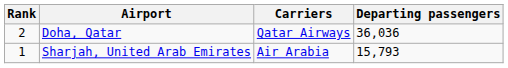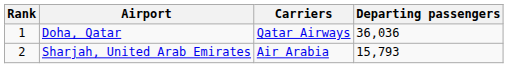(22, 34) 2 -> (22, 34) 1
(22, 53) 1 -> (22, 53) 2
